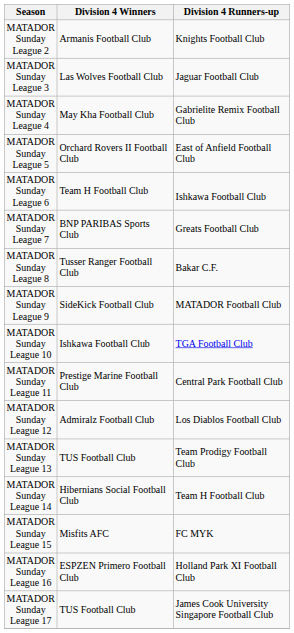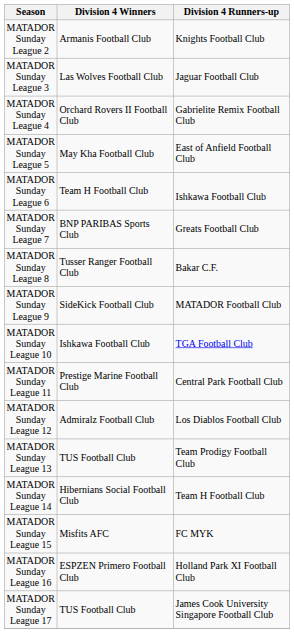(107, 115) May Kha Football Club -> (113, 115) Orchard Rovers II Football Club
(113, 153) Orchard Rovers II Football Club -> (107, 153) May Kha Football Club
